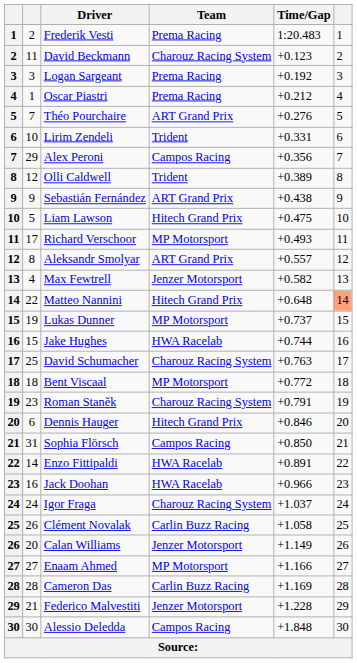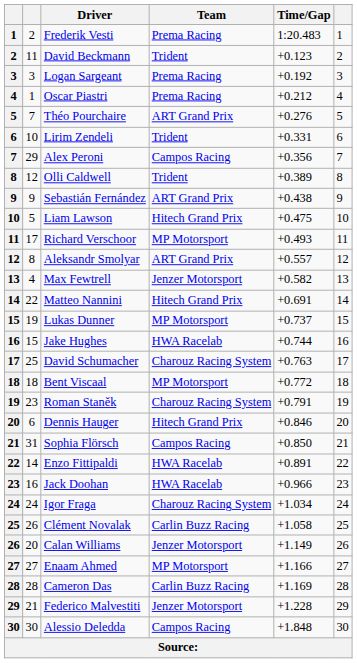(212, 55) Charouz Racing System -> (170, 55) Trident
(295, 300) +0.648 -> (295, 300) +0.691
(343, 300) lightsalmon background -> (343, 300) no background
(295, 504) +1.037 -> (295, 504) +1.034
